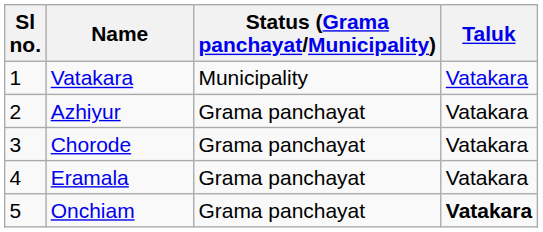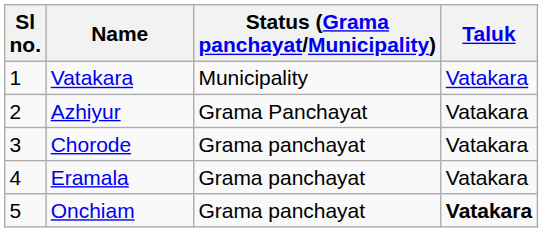(282, 111) Grama panchayat -> (283, 111) Grama Panchayat
